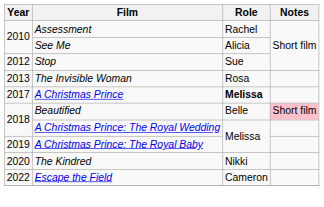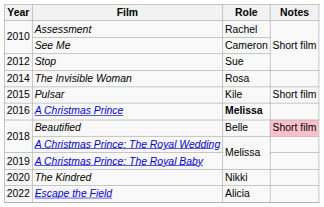(237, 45) Alicia -> (246, 45) Cameron
(18, 78) 2013 -> (18, 78) 2014
+ row: (49, 95)
(18, 95) 2017 -> (18, 111) 2016
(246, 177) Cameron -> (237, 194) Alicia
